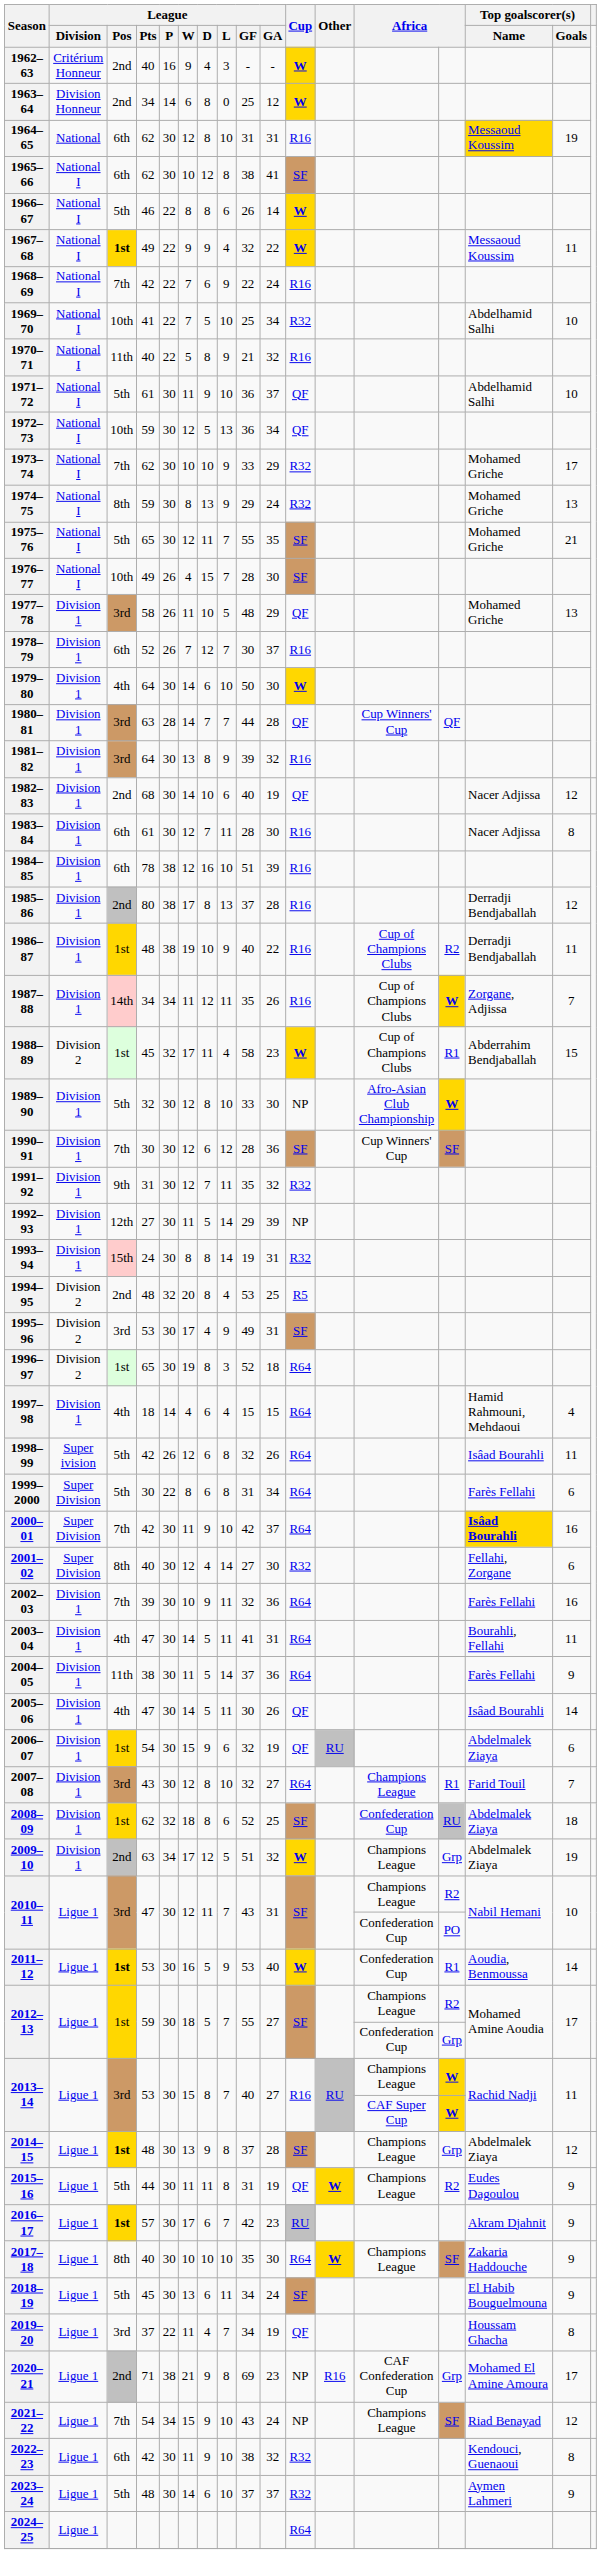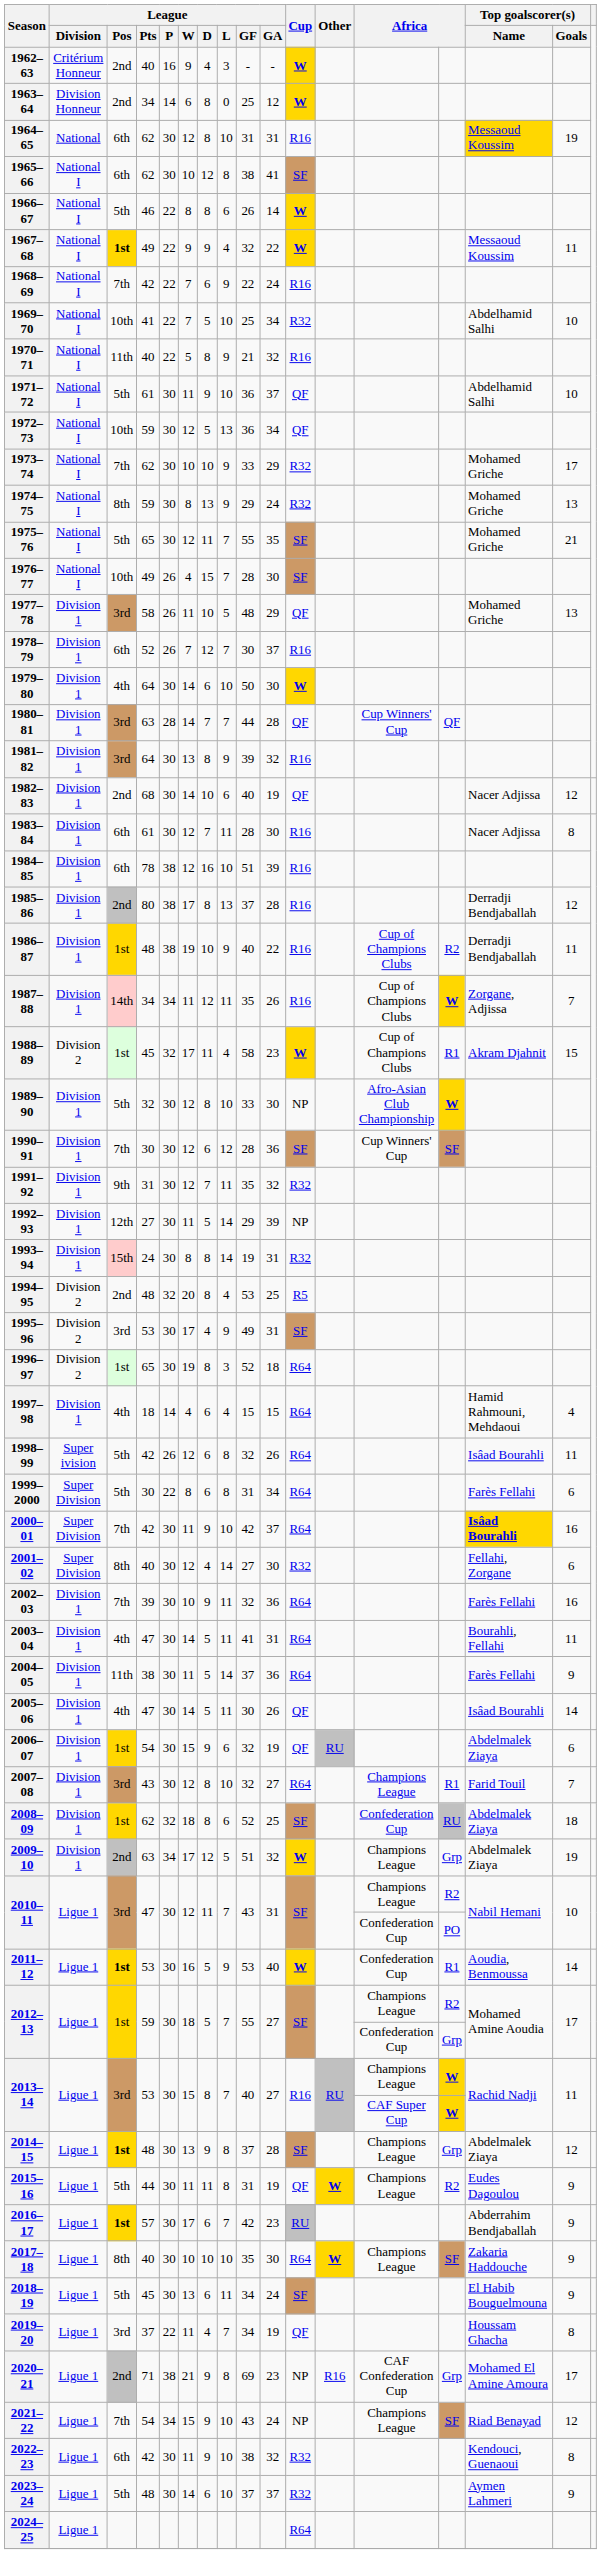(502, 1052) Abderrahim Bendjaballah -> (507, 1052) Akram Djahnit
(507, 2222) Akram Djahnit -> (502, 2222) Abderrahim Bendjaballah
